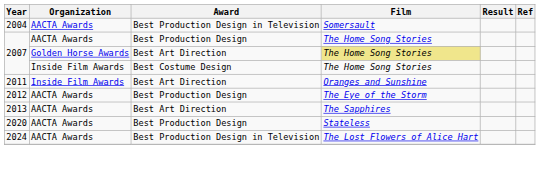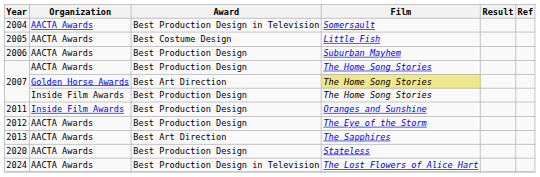+ row: (17, 39)
+ row: (17, 53)
(182, 67) Best Costume Design -> (190, 95) Best Production Design
(180, 81) Best Art Direction -> (190, 109) Best Production Design
